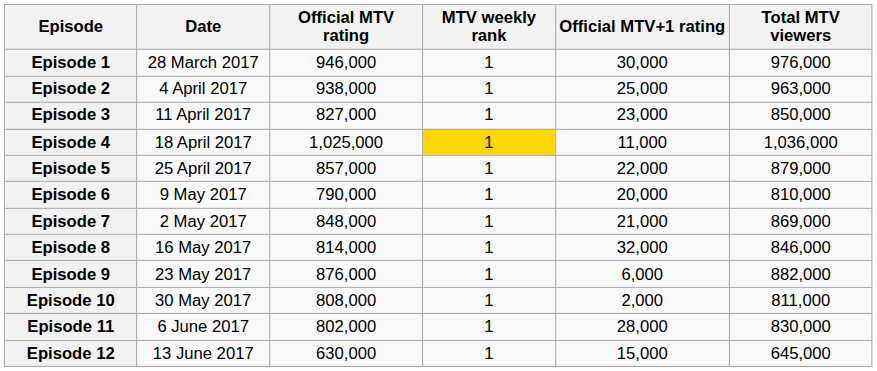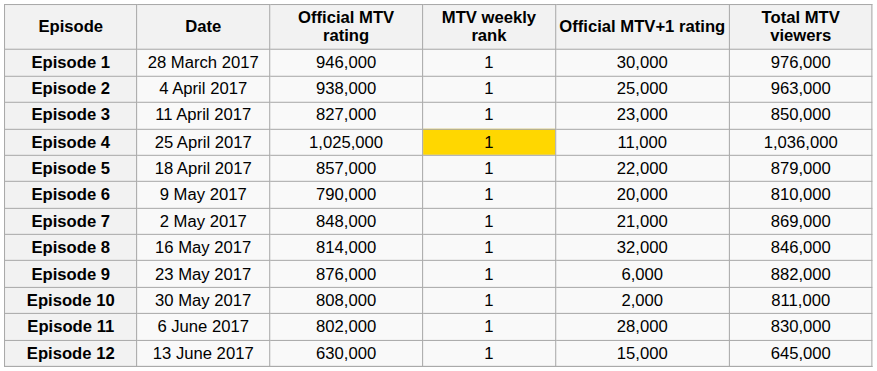(203, 141) 18 April 2017 -> (203, 141) 25 April 2017
(203, 168) 25 April 2017 -> (203, 168) 18 April 2017
